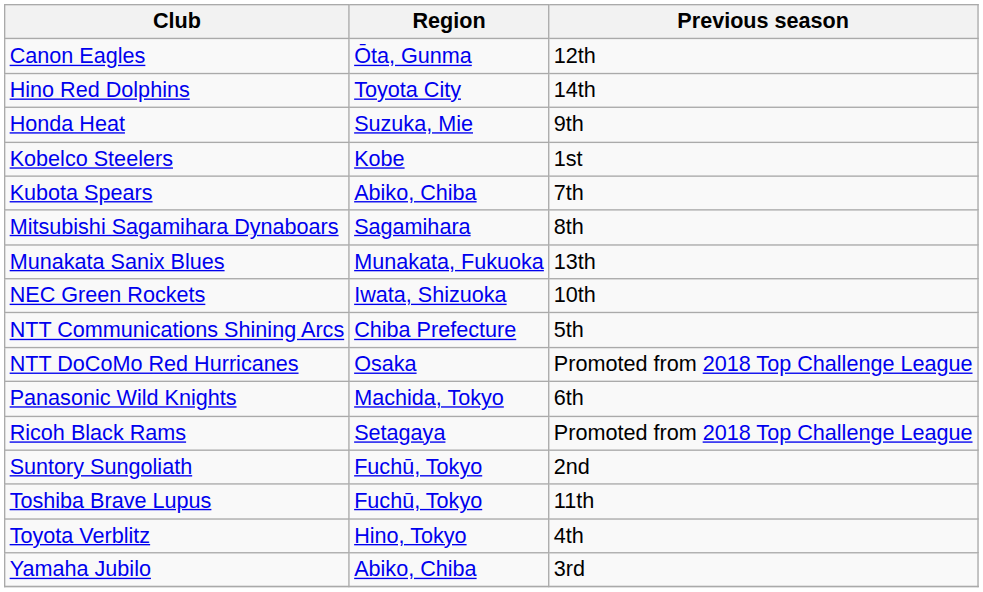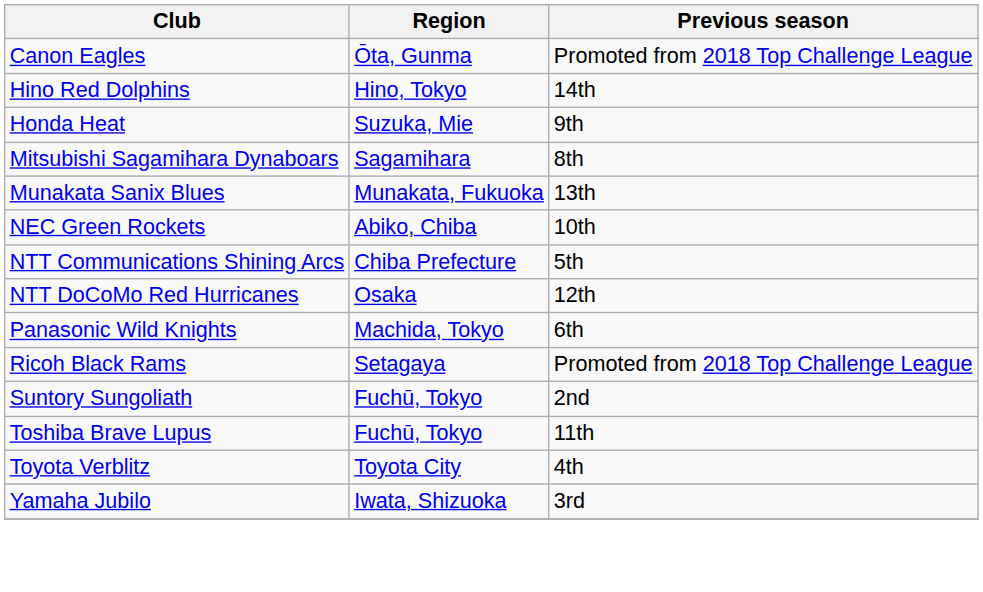(575, 55) 12th -> (763, 55) Promoted from 2018 Top Challenge League
(408, 90) Toyota City -> (410, 90) Hino, Tokyo
- row: (91, 158)
- row: (81, 192)
(430, 295) Iwata, Shizuoka -> (415, 227) Abiko, Chiba
(763, 364) Promoted from 2018 Top Challenge League -> (575, 295) 12th
(410, 535) Hino, Tokyo -> (408, 466) Toyota City
(415, 569) Abiko, Chiba -> (430, 501) Iwata, Shizuoka
